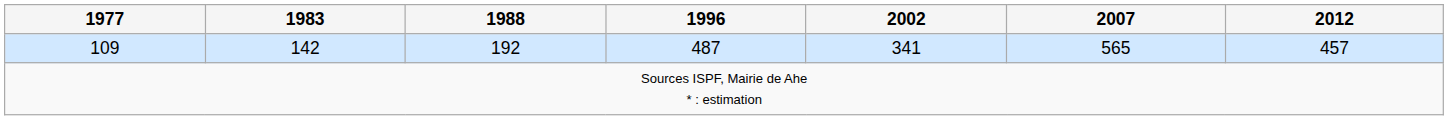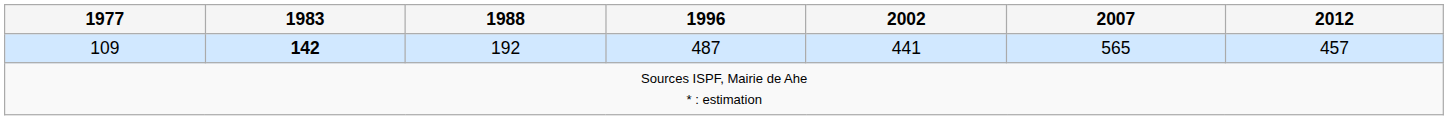(305, 48) normal -> (305, 48) bold
(906, 48) 341 -> (906, 48) 441
